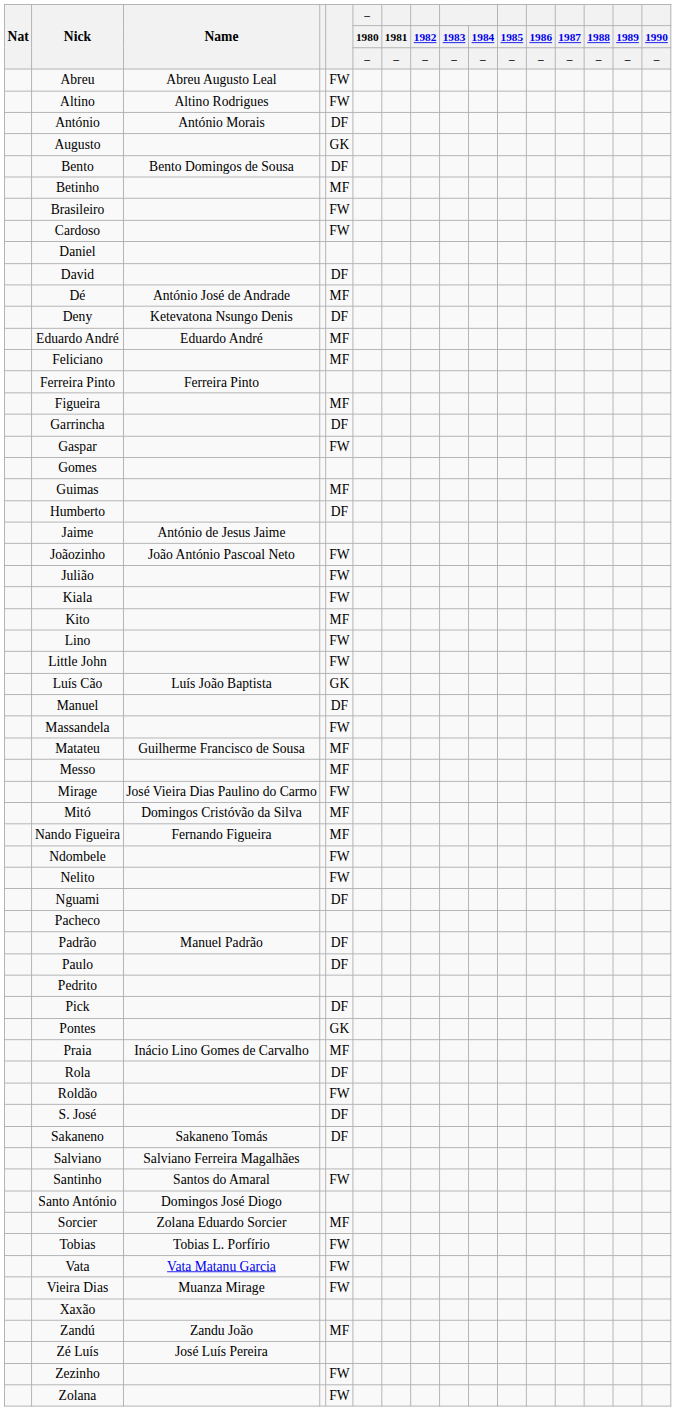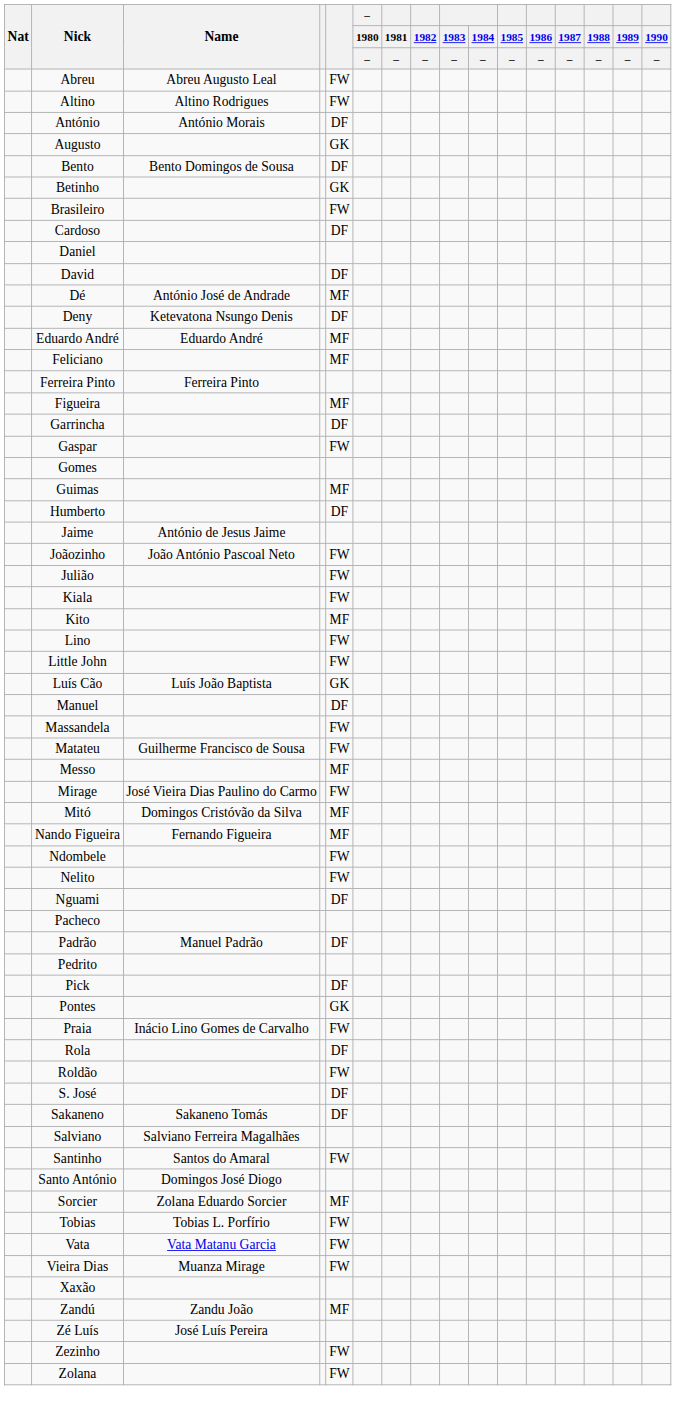(339, 187) MF -> (339, 187) GK
(339, 230) FW -> (339, 230) DF
(339, 748) MF -> (339, 748) FW
- row: (77, 964)
(339, 1050) MF -> (339, 1029) FW
